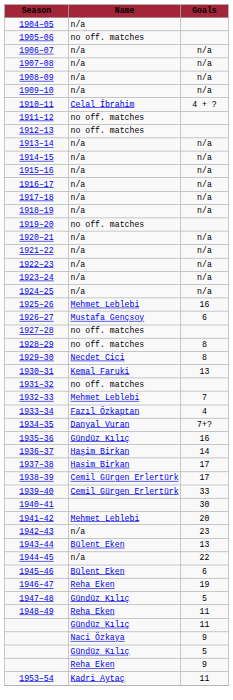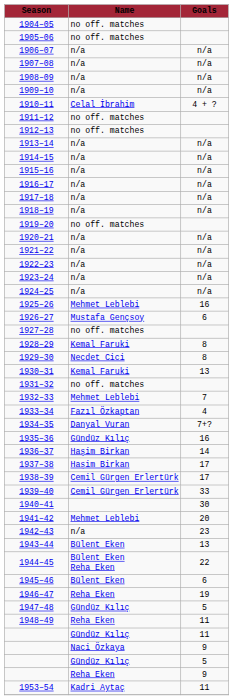(78, 24) n/a -> (107, 24) no off. matches
(107, 345) no off. matches -> (100, 345) Kemal Faruki
(78, 558) n/a -> (98, 563) Bülent Eken Reha Eken
